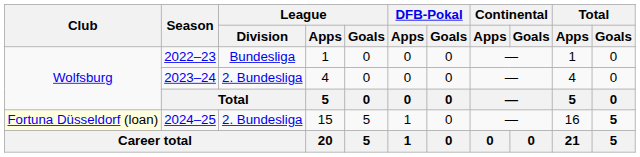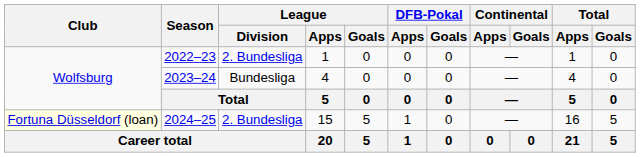(262, 57) Bundesliga -> (262, 57) 2. Bundesliga
(262, 78) 2. Bundesliga -> (262, 78) Bundesliga
(613, 120) bold -> (613, 120) normal
